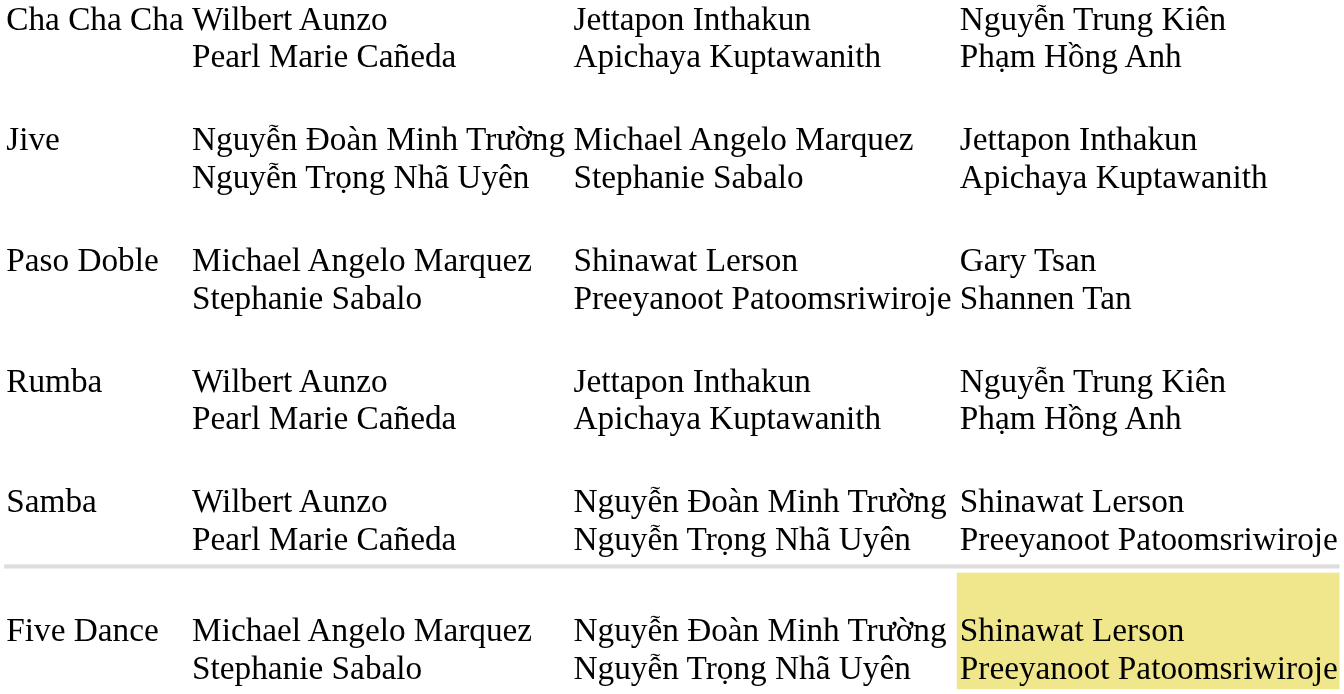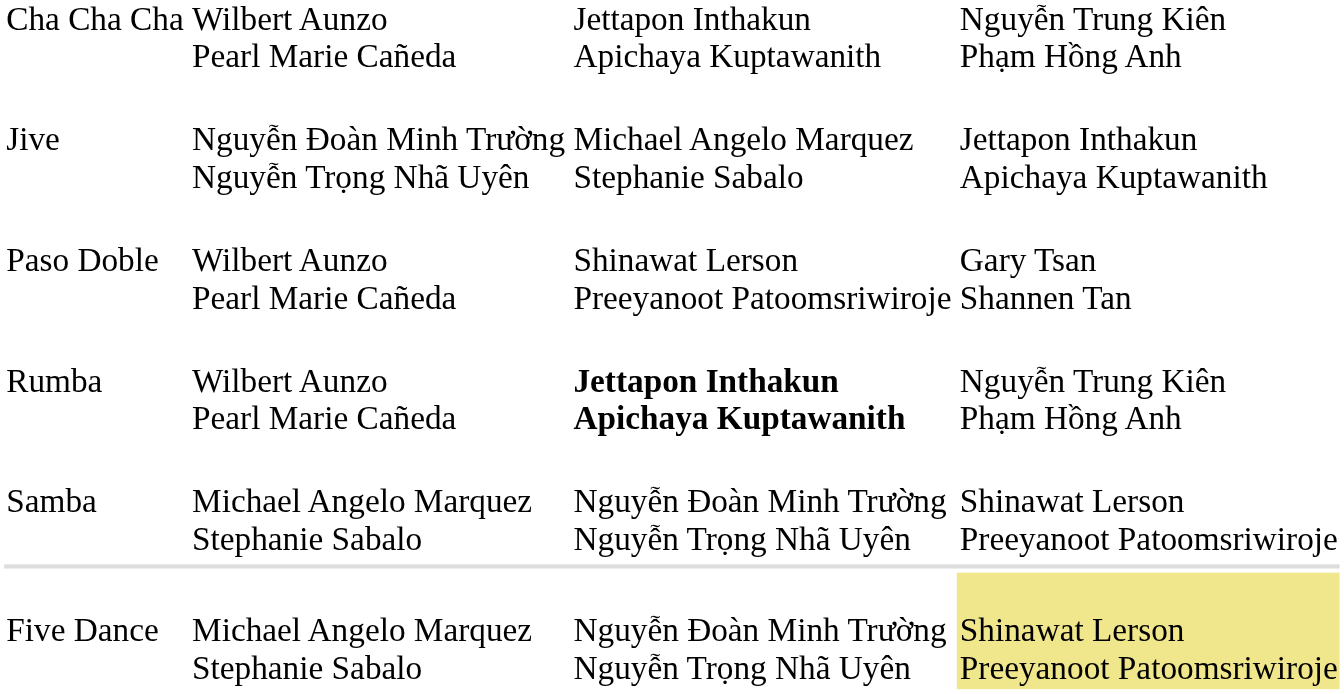(362, 278) Michael Angelo Marquez Stephanie Sabalo -> (324, 278) Wilbert Aunzo Pearl Marie Cañeda
(727, 399) normal -> (739, 399) bold
(324, 520) Wilbert Aunzo Pearl Marie Cañeda -> (362, 520) Michael Angelo Marquez Stephanie Sabalo
